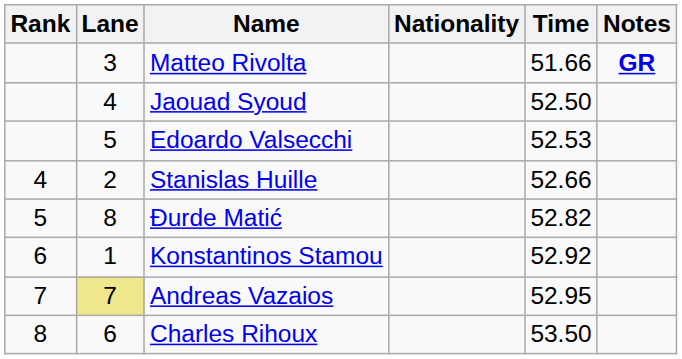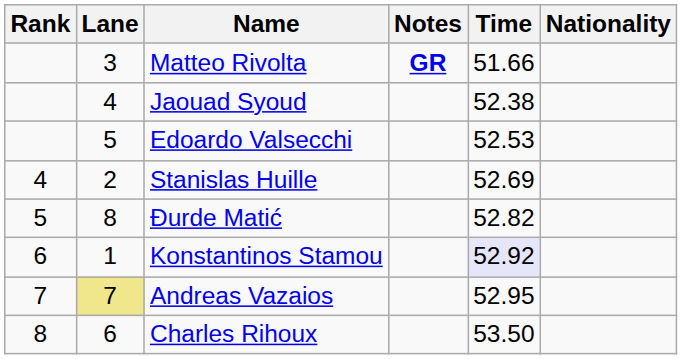columns swapped: (457, 23) <-> (637, 23)
(561, 101) 52.50 -> (504, 101) 52.38
(561, 179) 52.66 -> (504, 179) 52.69
(561, 256) no background -> (504, 256) lavender background
